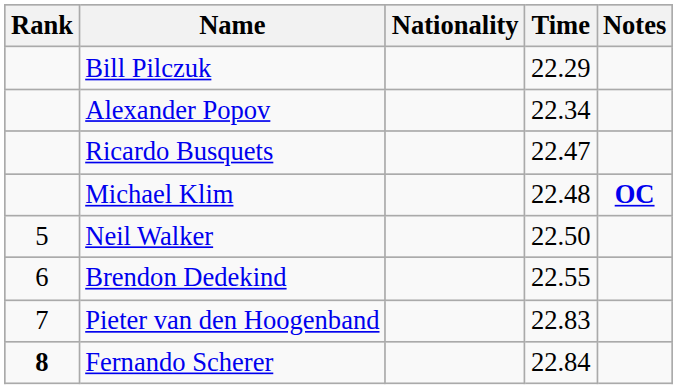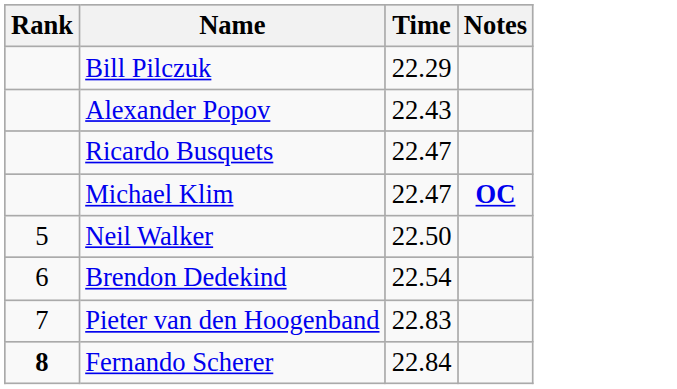- column: (455, 25)
(561, 109) 22.34 -> (422, 109) 22.43
(561, 194) 22.48 -> (422, 194) 22.47
(561, 278) 22.55 -> (422, 278) 22.54
